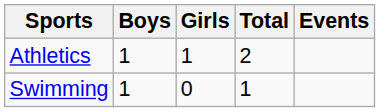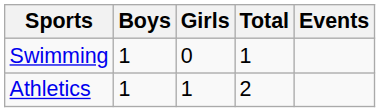rows swapped: (50, 55) <-> (59, 89)
